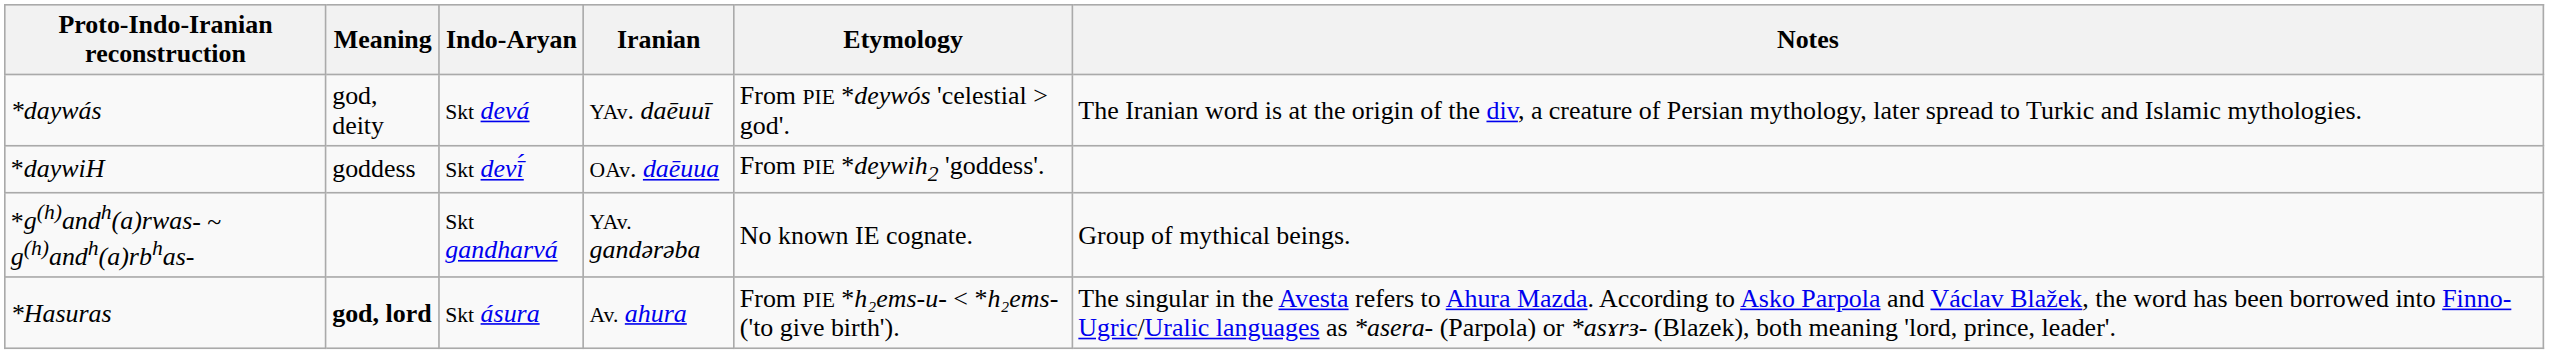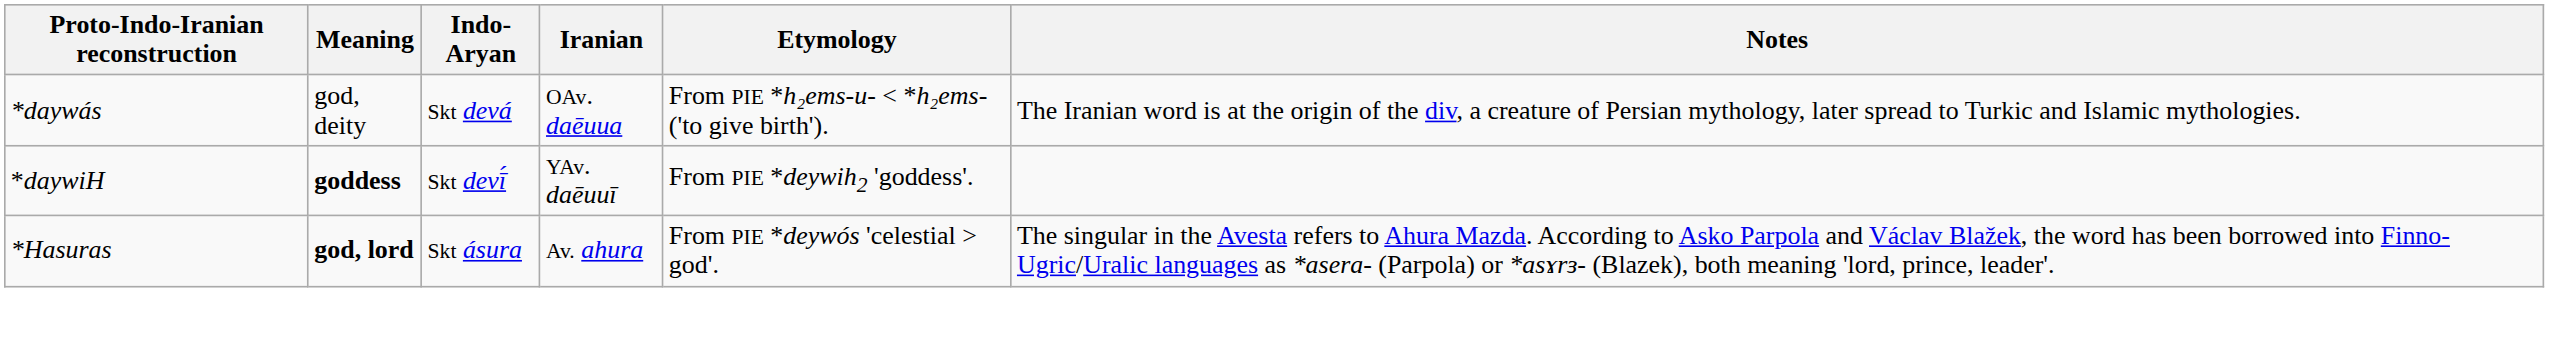(650, 109) YAv. daēuuī -> (584, 109) OAv. daēuua
(894, 109) From PIE *deywós 'celestial > god'. -> (828, 109) From PIE *h₂ems-u- < *h₂ems- ('to give birth').
(374, 168) normal -> (358, 180) bold
(654, 168) OAv. daēuua -> (581, 180) YAv. daēuuī
- row: (116, 235)
(899, 312) From PIE *h₂ems-u- < *h₂ems- ('to give birth'). -> (823, 250) From PIE *deywós 'celestial > god'.
